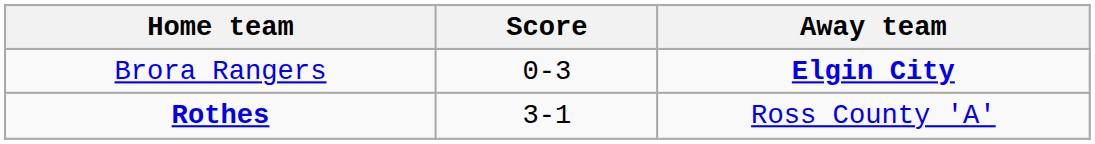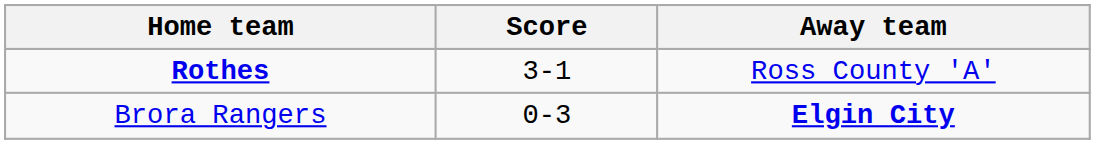rows swapped: (220, 71) <-> (221, 116)
